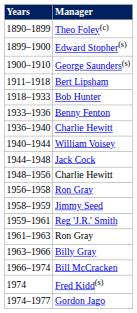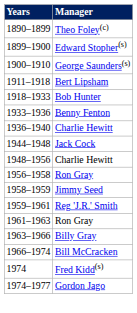- row: (29, 143)
